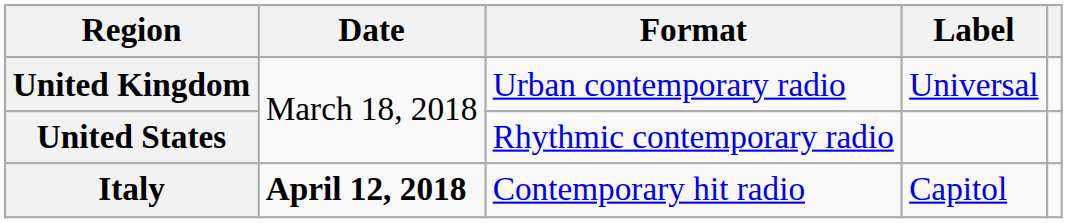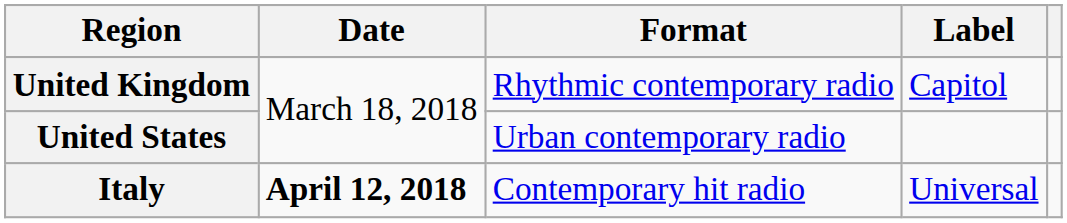(669, 83) Urban contemporary radio -> (693, 83) Rhythmic contemporary radio
(974, 83) Universal -> (958, 83) Capitol
(693, 136) Rhythmic contemporary radio -> (669, 136) Urban contemporary radio
(958, 189) Capitol -> (974, 189) Universal
